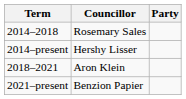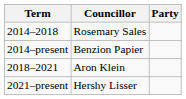(105, 49) Hershy Lisser -> (108, 49) Benzion Papier
(108, 85) Benzion Papier -> (105, 85) Hershy Lisser
